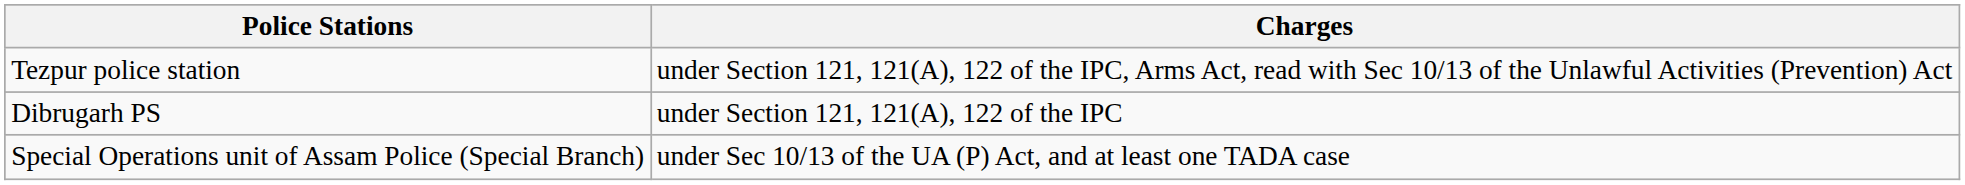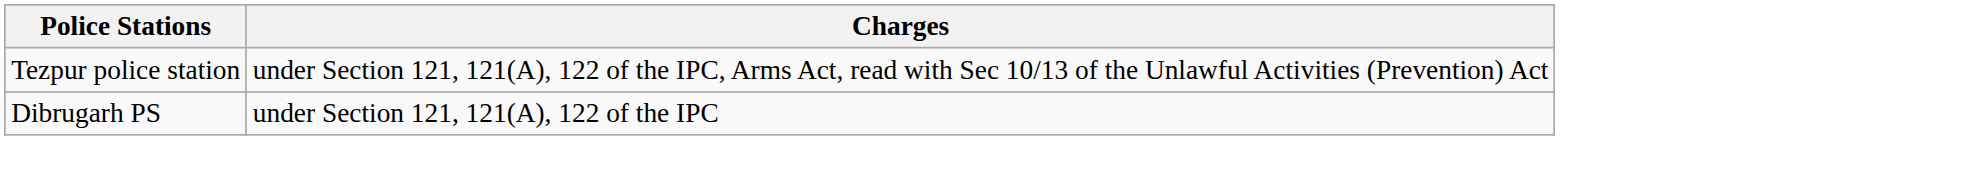- row: (328, 156)
